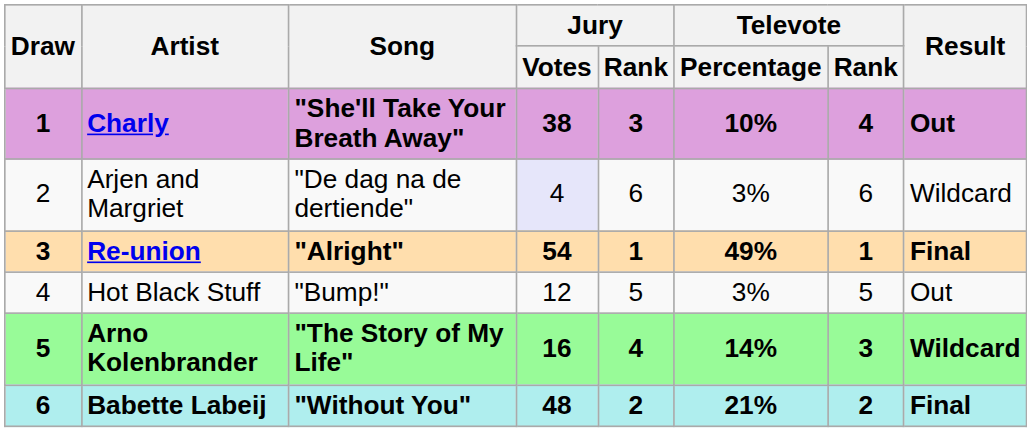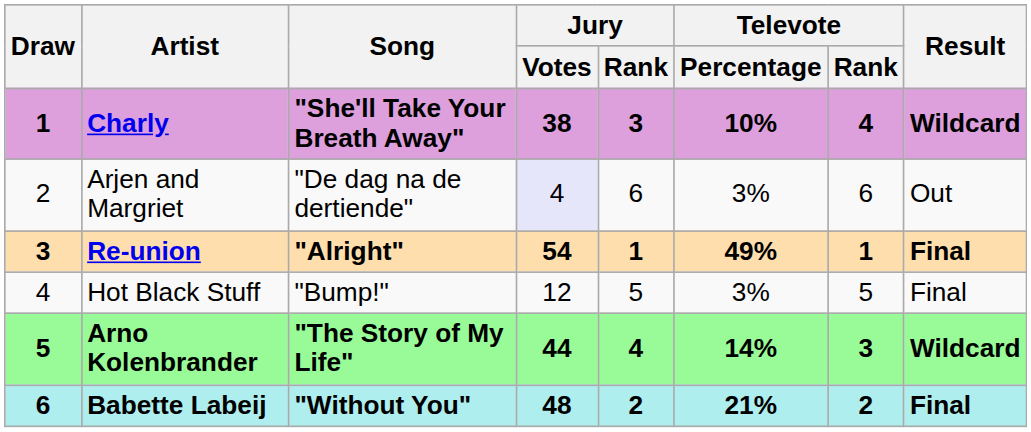(932, 123) Out -> (965, 123) Wildcard
(961, 194) Wildcard -> (931, 194) Out
(931, 292) Out -> (938, 292) Final
(557, 348) 16 -> (557, 348) 44
